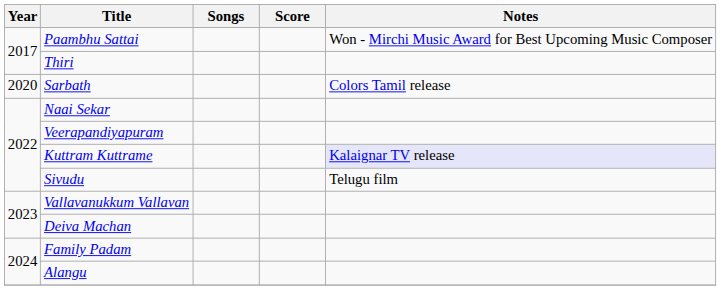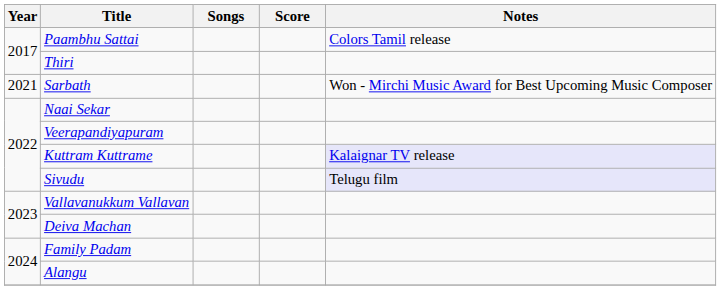(521, 39) Won - Mirchi Music Award for Best Upcoming Music Composer -> (390, 39) Colors Tamil release
(23, 86) 2020 -> (23, 86) 2021
(390, 86) Colors Tamil release -> (521, 86) Won - Mirchi Music Award for Best Upcoming Music Composer
(364, 179) no background -> (364, 179) lavender background
